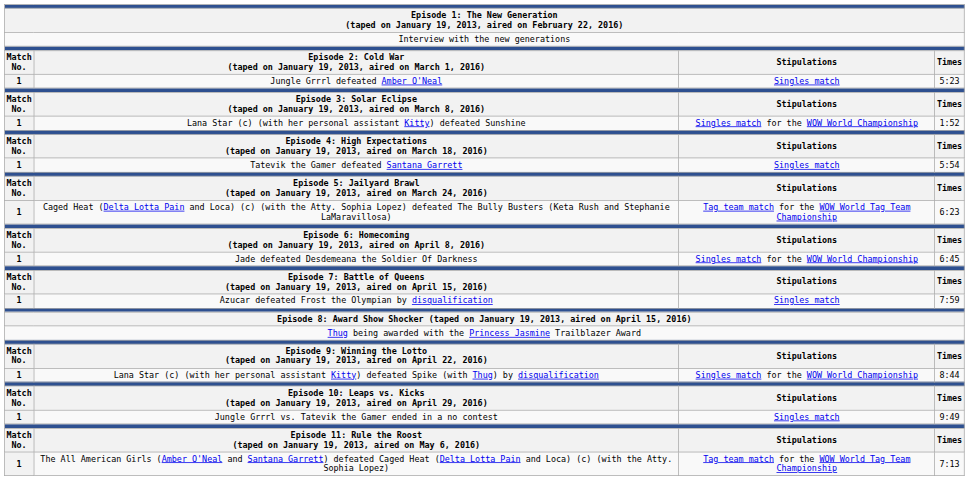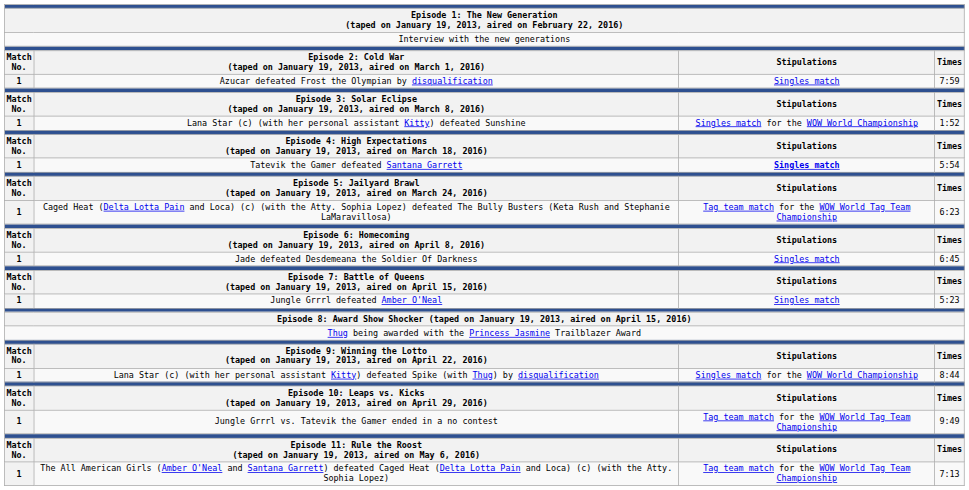rows swapped: (356, 301) <-> (356, 81)
(807, 165) normal -> (807, 165) bold
(807, 259) Singles match for the WOW World Championship -> (807, 259) Singles match
(807, 417) Singles match -> (807, 422) Tag team match for the WOW World Tag Team Championship
